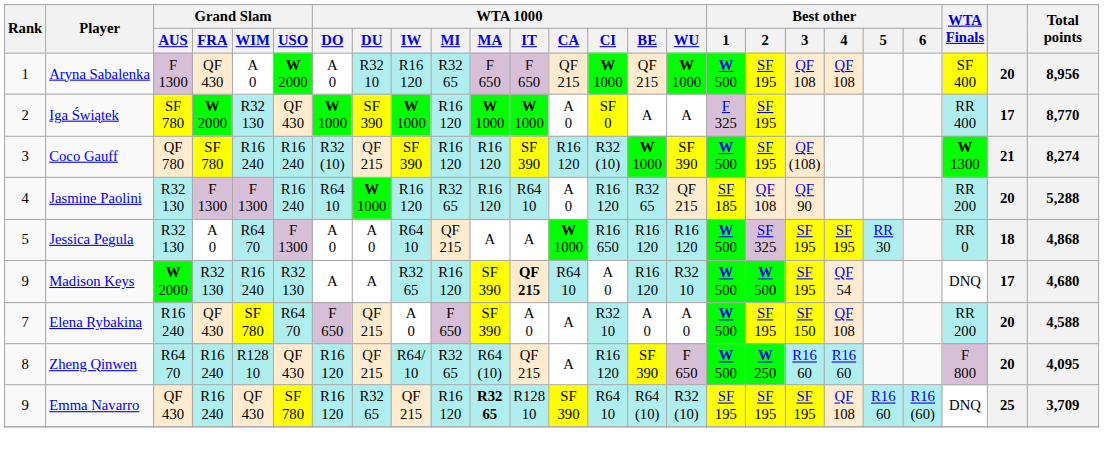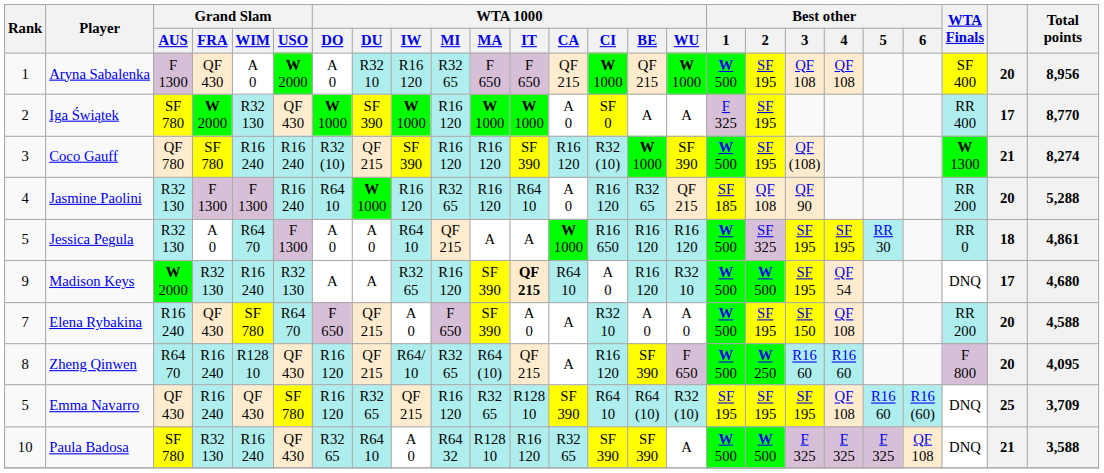(1063, 239) 4,868 -> (1063, 239) 4,861
(25, 405) 9 -> (25, 405) 5
(490, 405) bold -> (490, 405) normal
+ row: (89, 446)
